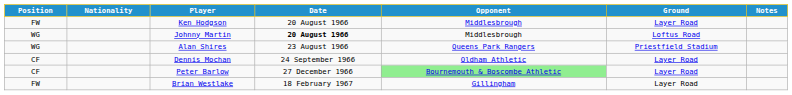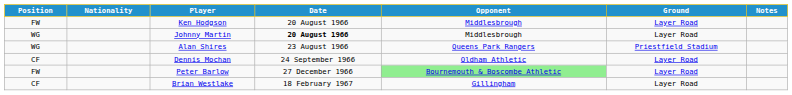(676, 34) Loftus Road -> (676, 34) Layer Road
(35, 71) CF -> (35, 71) FW
(35, 83) FW -> (35, 83) CF
